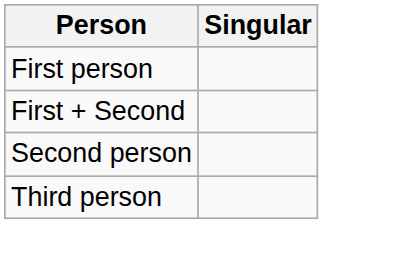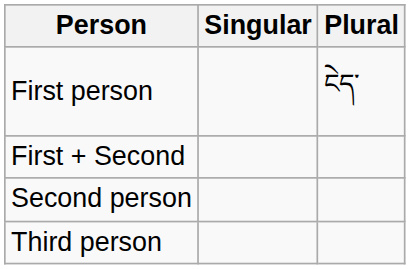+ column: (362, 25)
